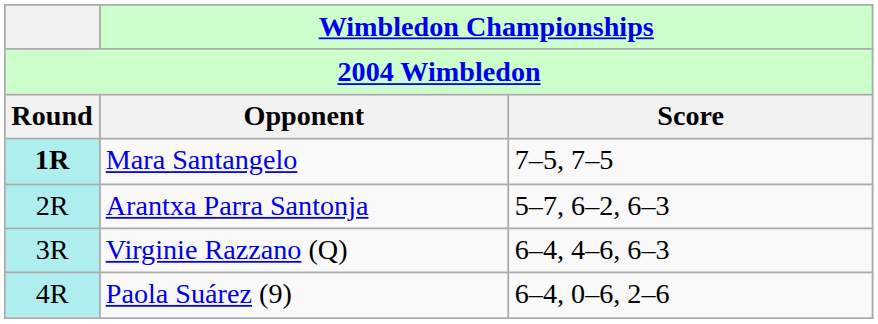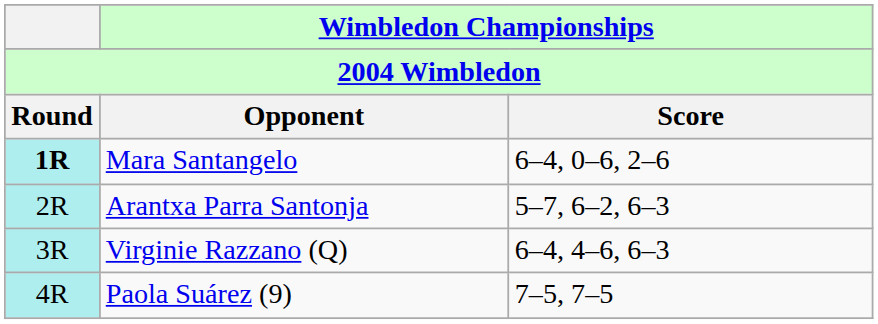(564, 160) 7–5, 7–5 -> (592, 160) 6–4, 0–6, 2–6
(592, 294) 6–4, 0–6, 2–6 -> (564, 294) 7–5, 7–5
